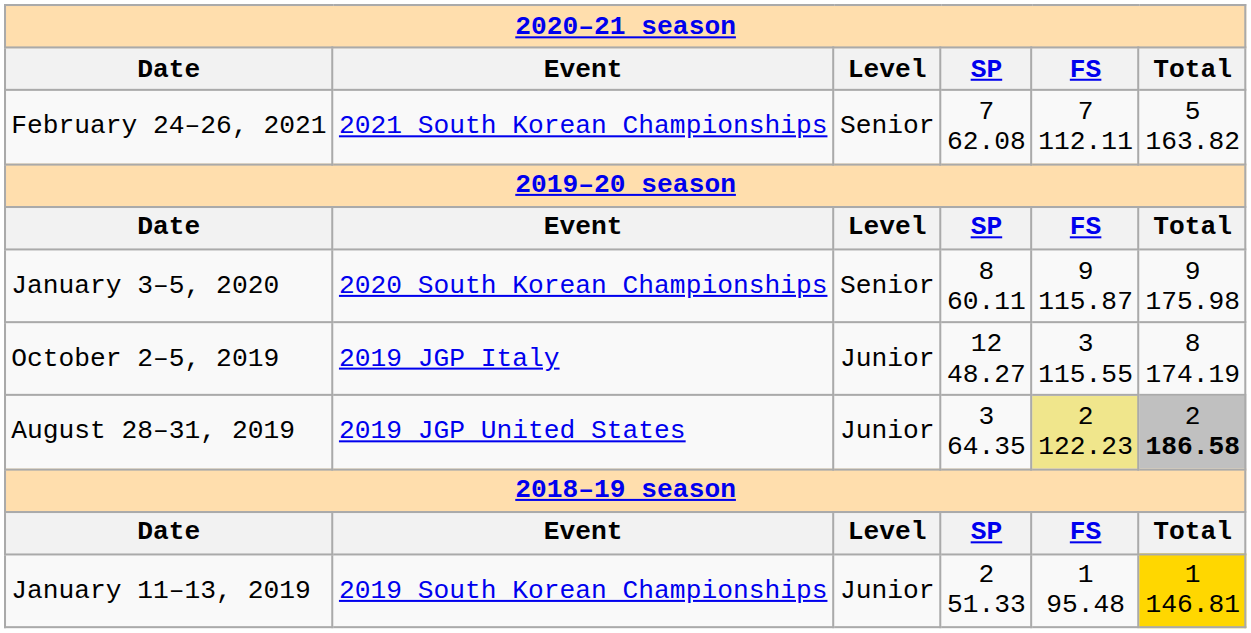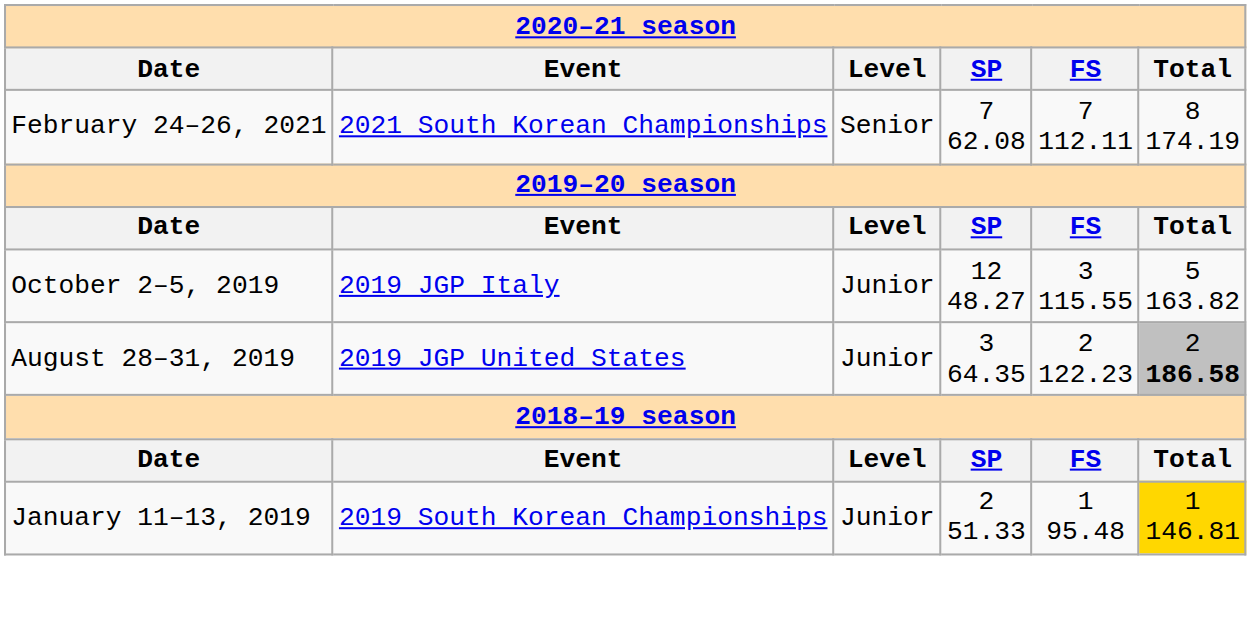(1193, 127) 5 163.82 -> (1193, 127) 8 174.19
- row: (145, 286)
(1193, 359) 8 174.19 -> (1193, 286) 5 163.82
(1086, 432) khaki background -> (1086, 359) no background
